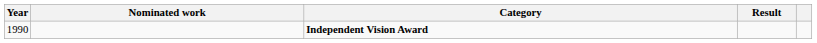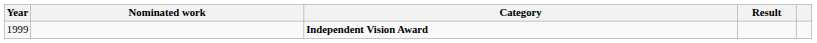(18, 30) 1990 -> (18, 30) 1999
